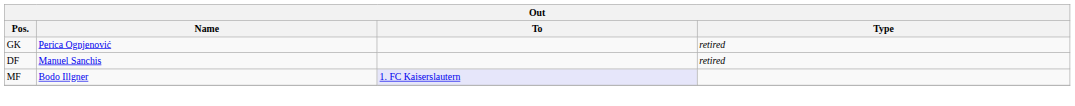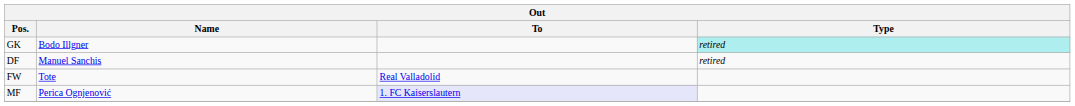(75, 45) Perica Ognjenović -> (63, 45) Bodo Illgner
(712, 45) no background -> (712, 45) paleturquoise background
+ row: (14, 77)
(63, 77) Bodo Illgner -> (75, 93) Perica Ognjenović
